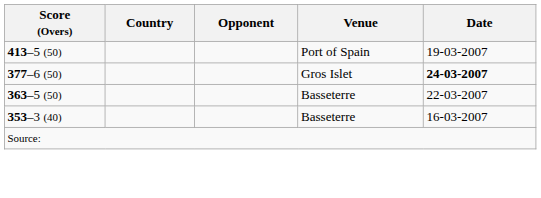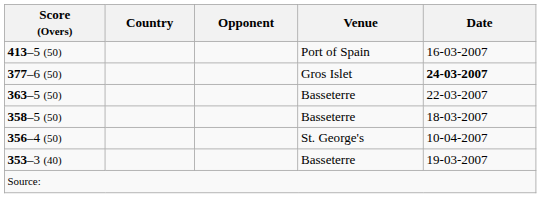(457, 52) 19-03-2007 -> (457, 52) 16-03-2007
+ row: (34, 117)
+ row: (34, 138)
(457, 117) 16-03-2007 -> (457, 160) 19-03-2007
